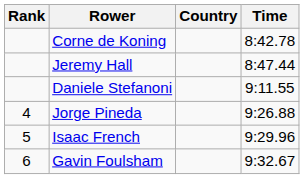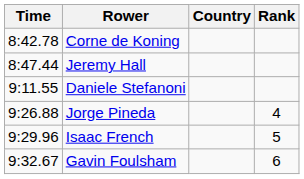columns swapped: (27, 16) <-> (270, 16)
